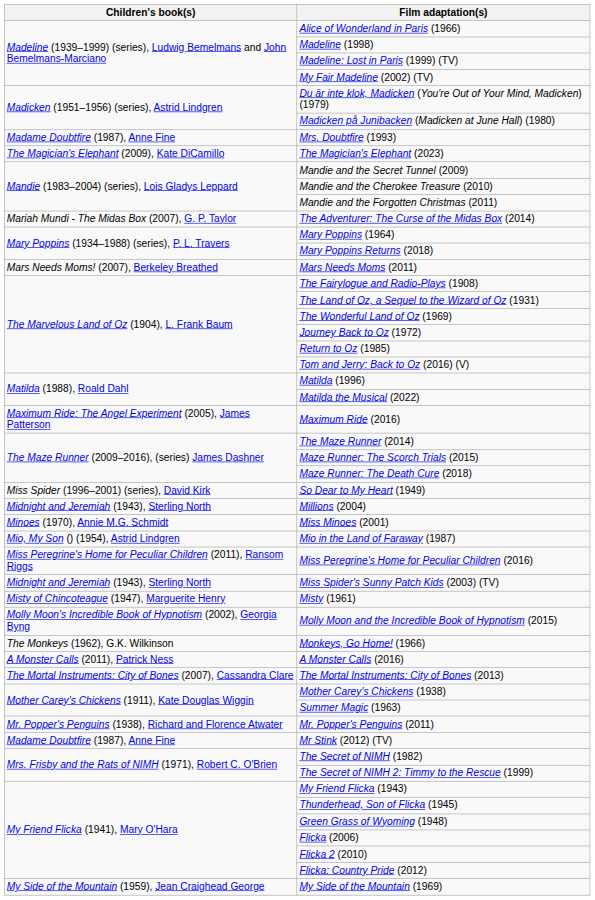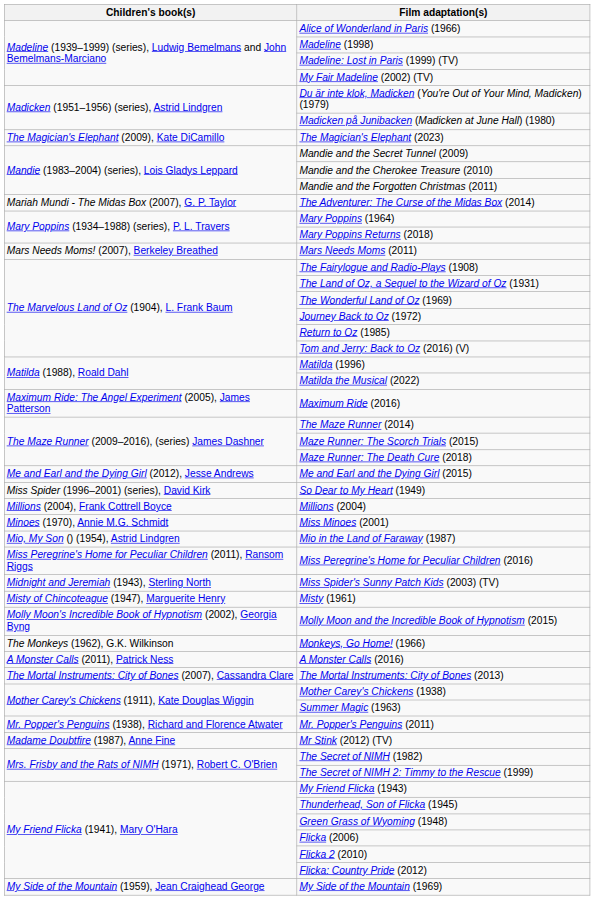- row: (348, 137)
+ row: (386, 474)
(109, 506) Midnight and Jeremiah (1943), Sterling North -> (89, 506) Millions (2004), Frank Cottrell Boyce
